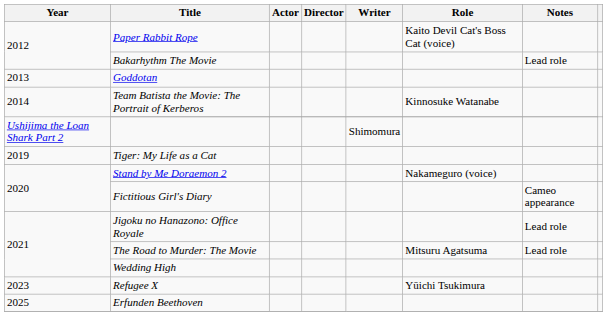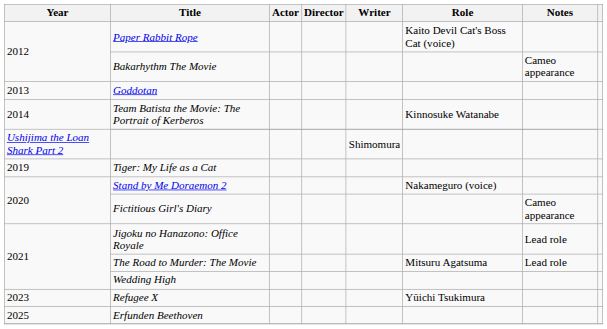(546, 60) Lead role -> (550, 66) Cameo appearance
